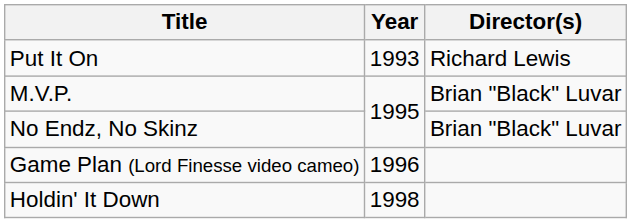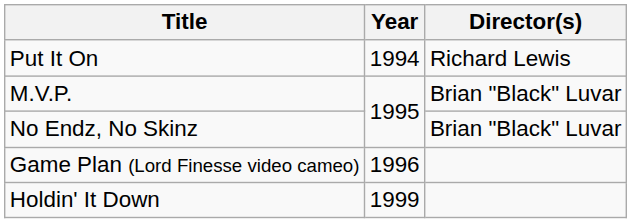(395, 57) 1993 -> (395, 57) 1994
(395, 199) 1998 -> (395, 199) 1999
